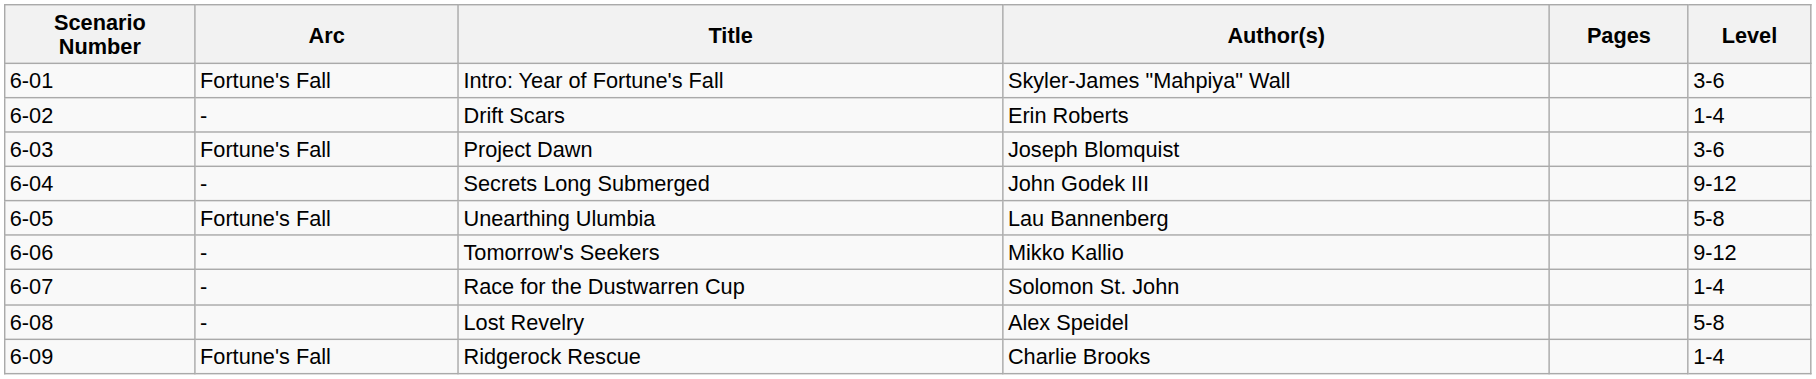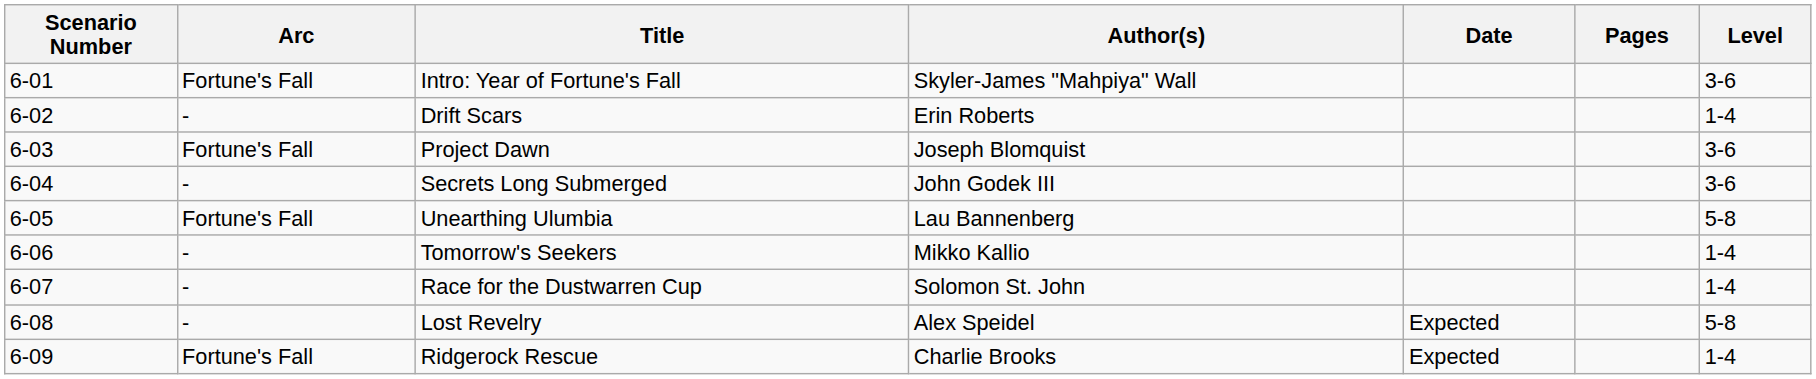+ column: (1489, 34)
(1715, 184) 9-12 -> (1720, 184) 3-6
(1715, 253) 9-12 -> (1720, 253) 1-4
